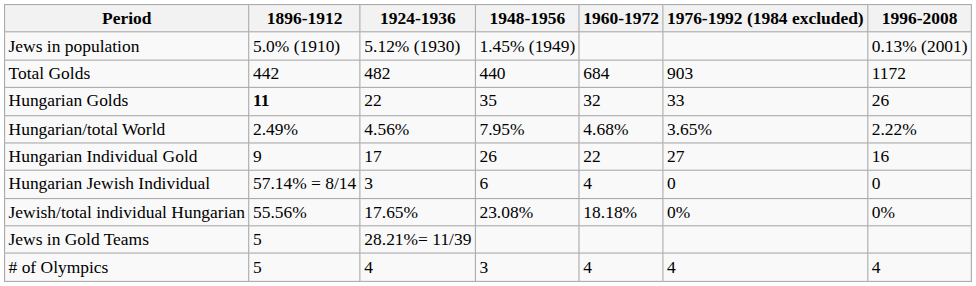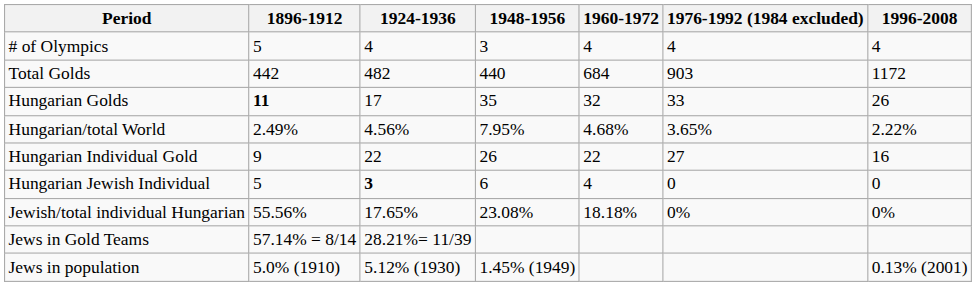rows swapped: (58, 267) <-> (74, 45)
(373, 101) 22 -> (373, 101) 17
(373, 156) 17 -> (373, 156) 22
(305, 184) 57.14% = 8/14 -> (257, 184) 5
(369, 184) normal -> (369, 184) bold
(257, 239) 5 -> (305, 239) 57.14% = 8/14
